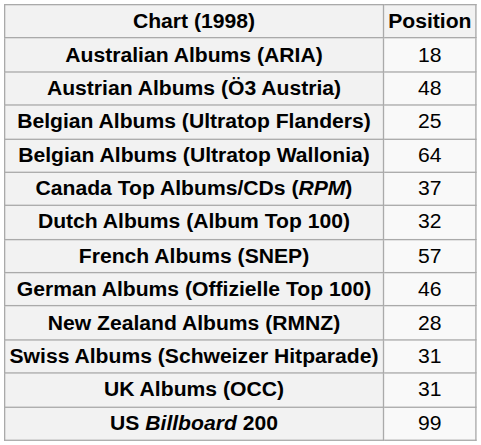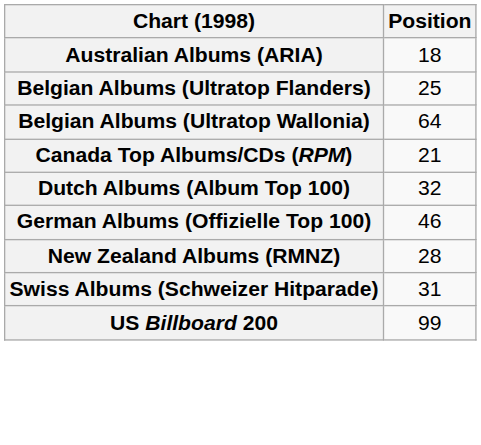- row: (194, 88)
(430, 188) 37 -> (430, 155) 21
- row: (194, 255)
- row: (194, 389)
